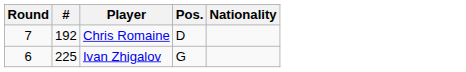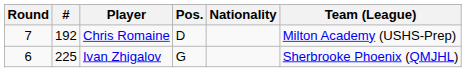+ column: (371, 14)
